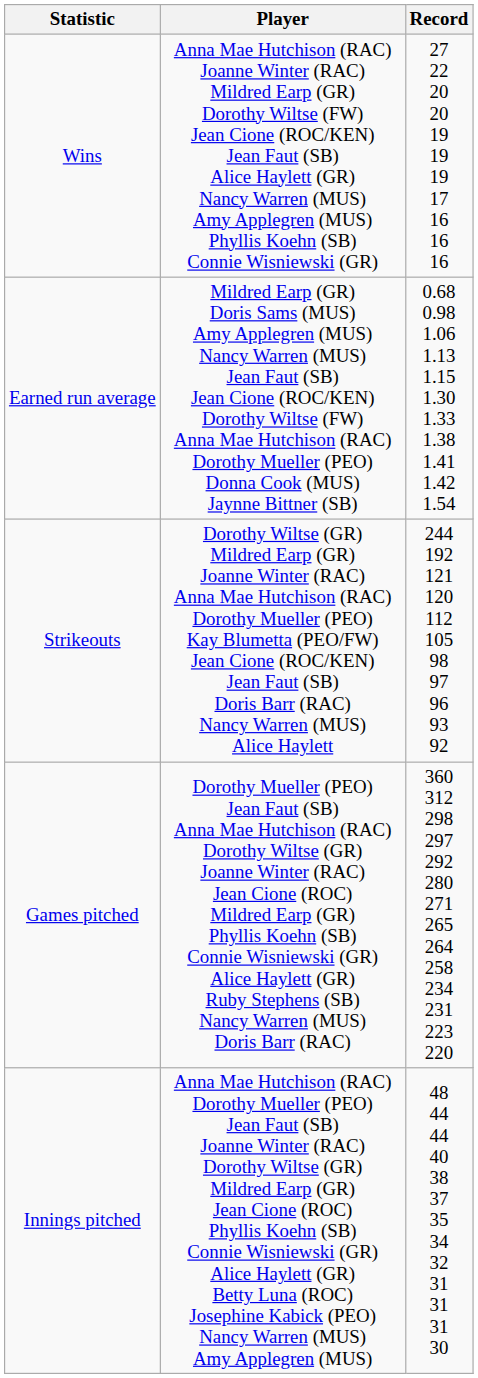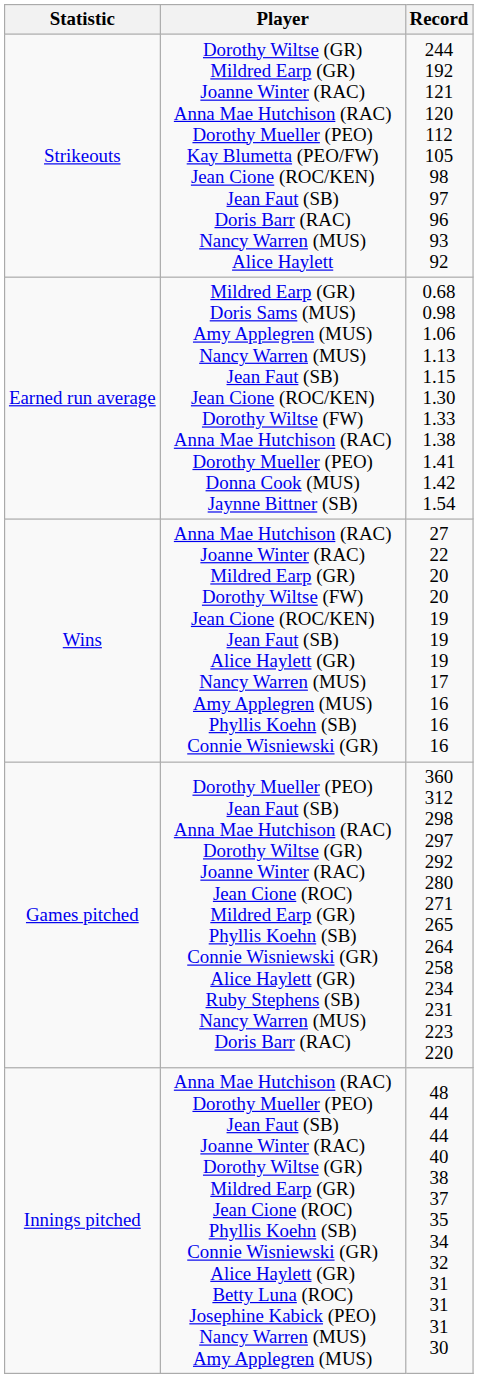rows swapped: (82, 155) <-> (82, 640)
